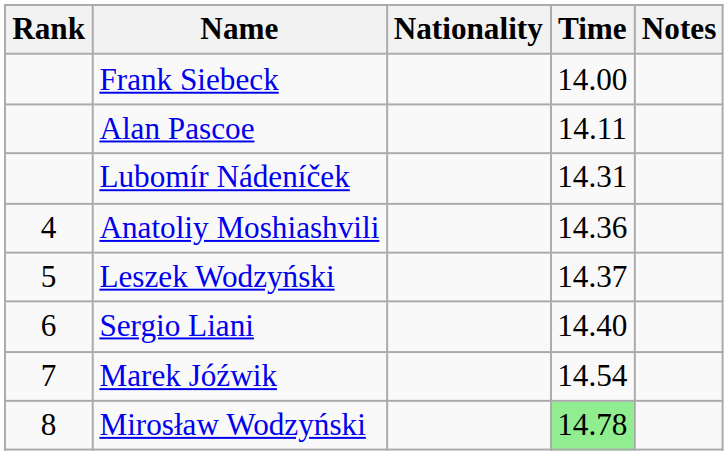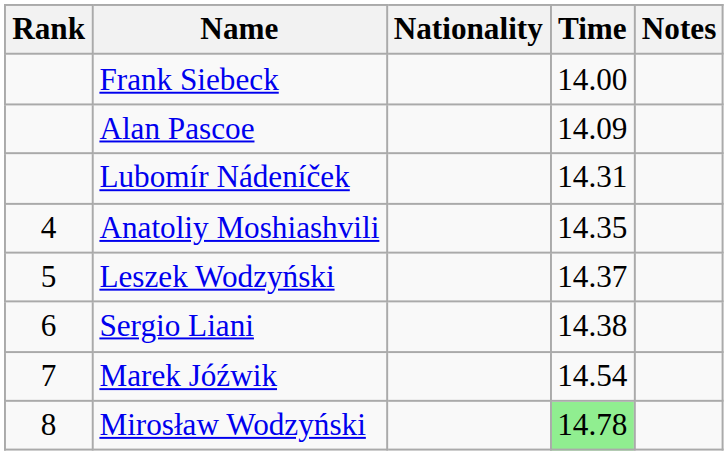(592, 128) 14.11 -> (592, 128) 14.09
(592, 227) 14.36 -> (592, 227) 14.35
(592, 326) 14.40 -> (592, 326) 14.38
